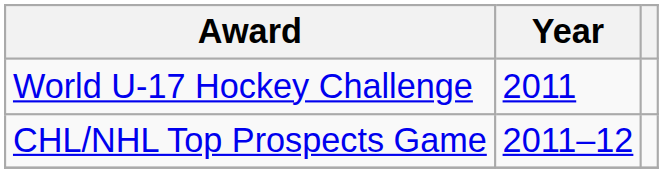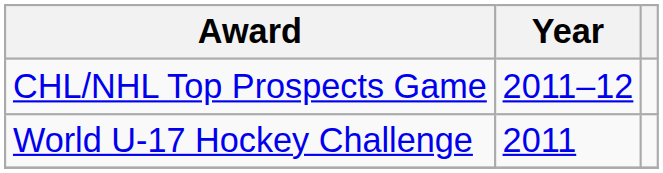rows swapped: (243, 85) <-> (250, 140)
